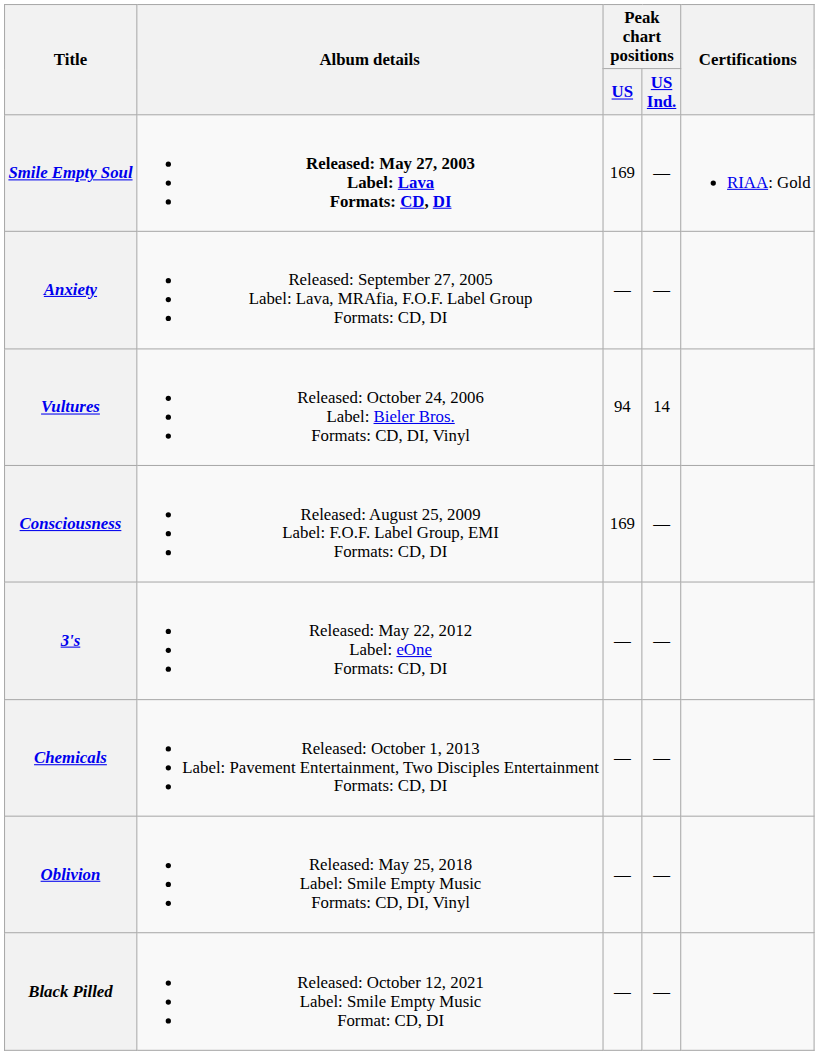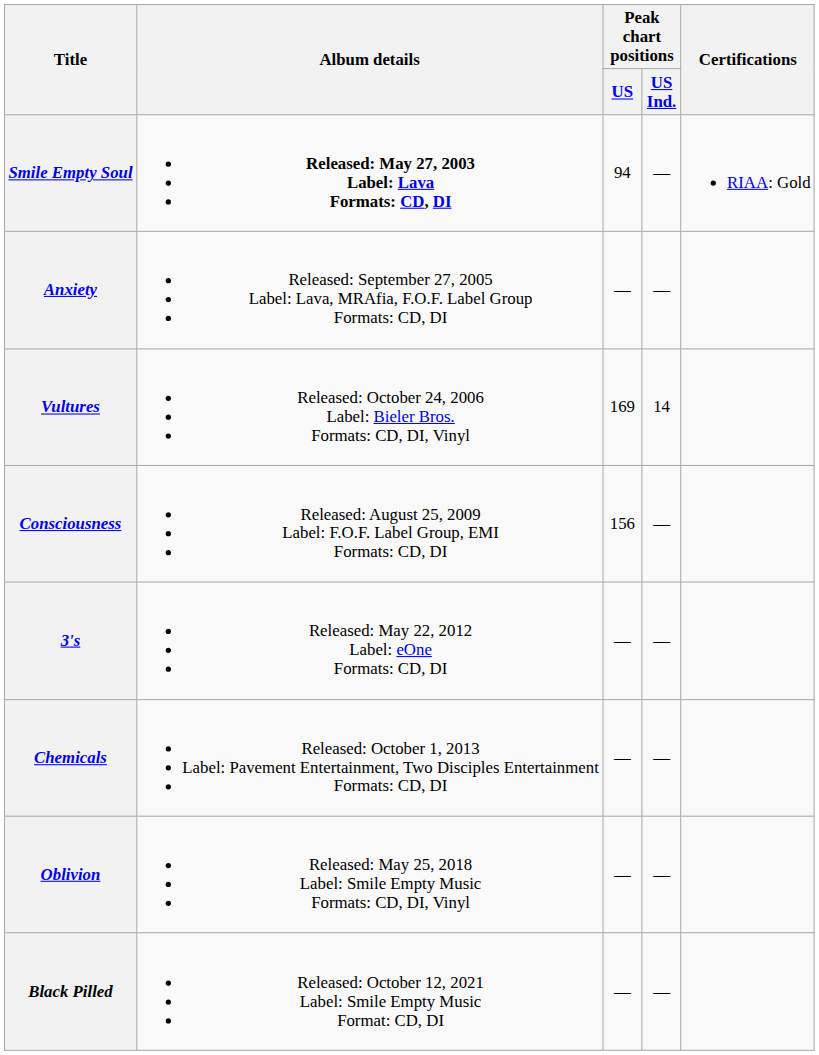(622, 172) 169 -> (622, 172) 94
(622, 406) 94 -> (622, 406) 169
(622, 523) 169 -> (622, 523) 156
